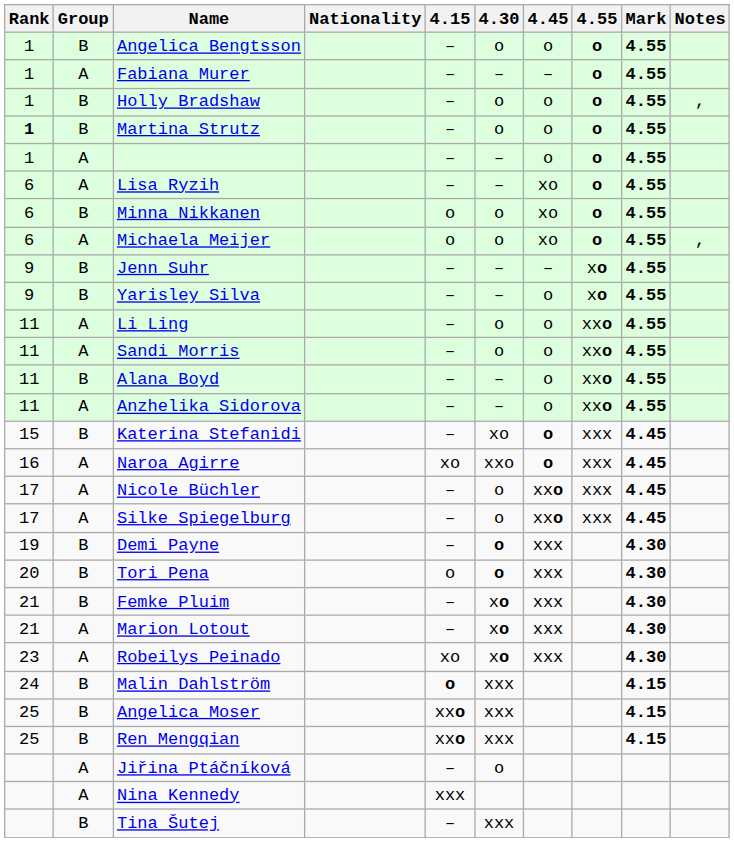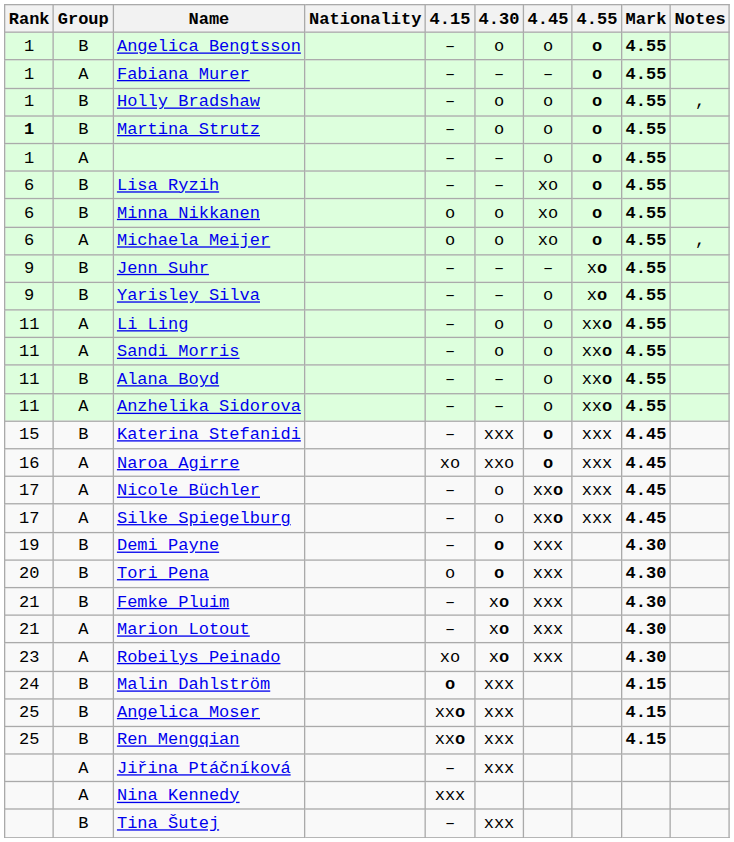(83, 185) A -> (83, 185) B
(499, 435) xo -> (499, 435) xxx
(499, 768) o -> (499, 768) xxx
